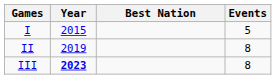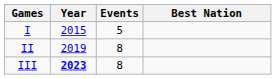columns swapped: (248, 13) <-> (161, 13)
